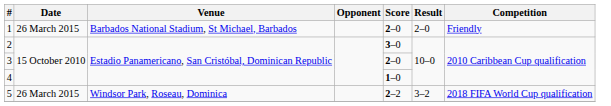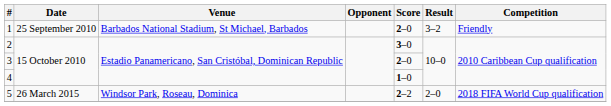(48, 28) 26 March 2015 -> (56, 28) 25 September 2010
(422, 28) 2–0 -> (433, 28) 3–2
(422, 93) 3–2 -> (433, 93) 2–0
